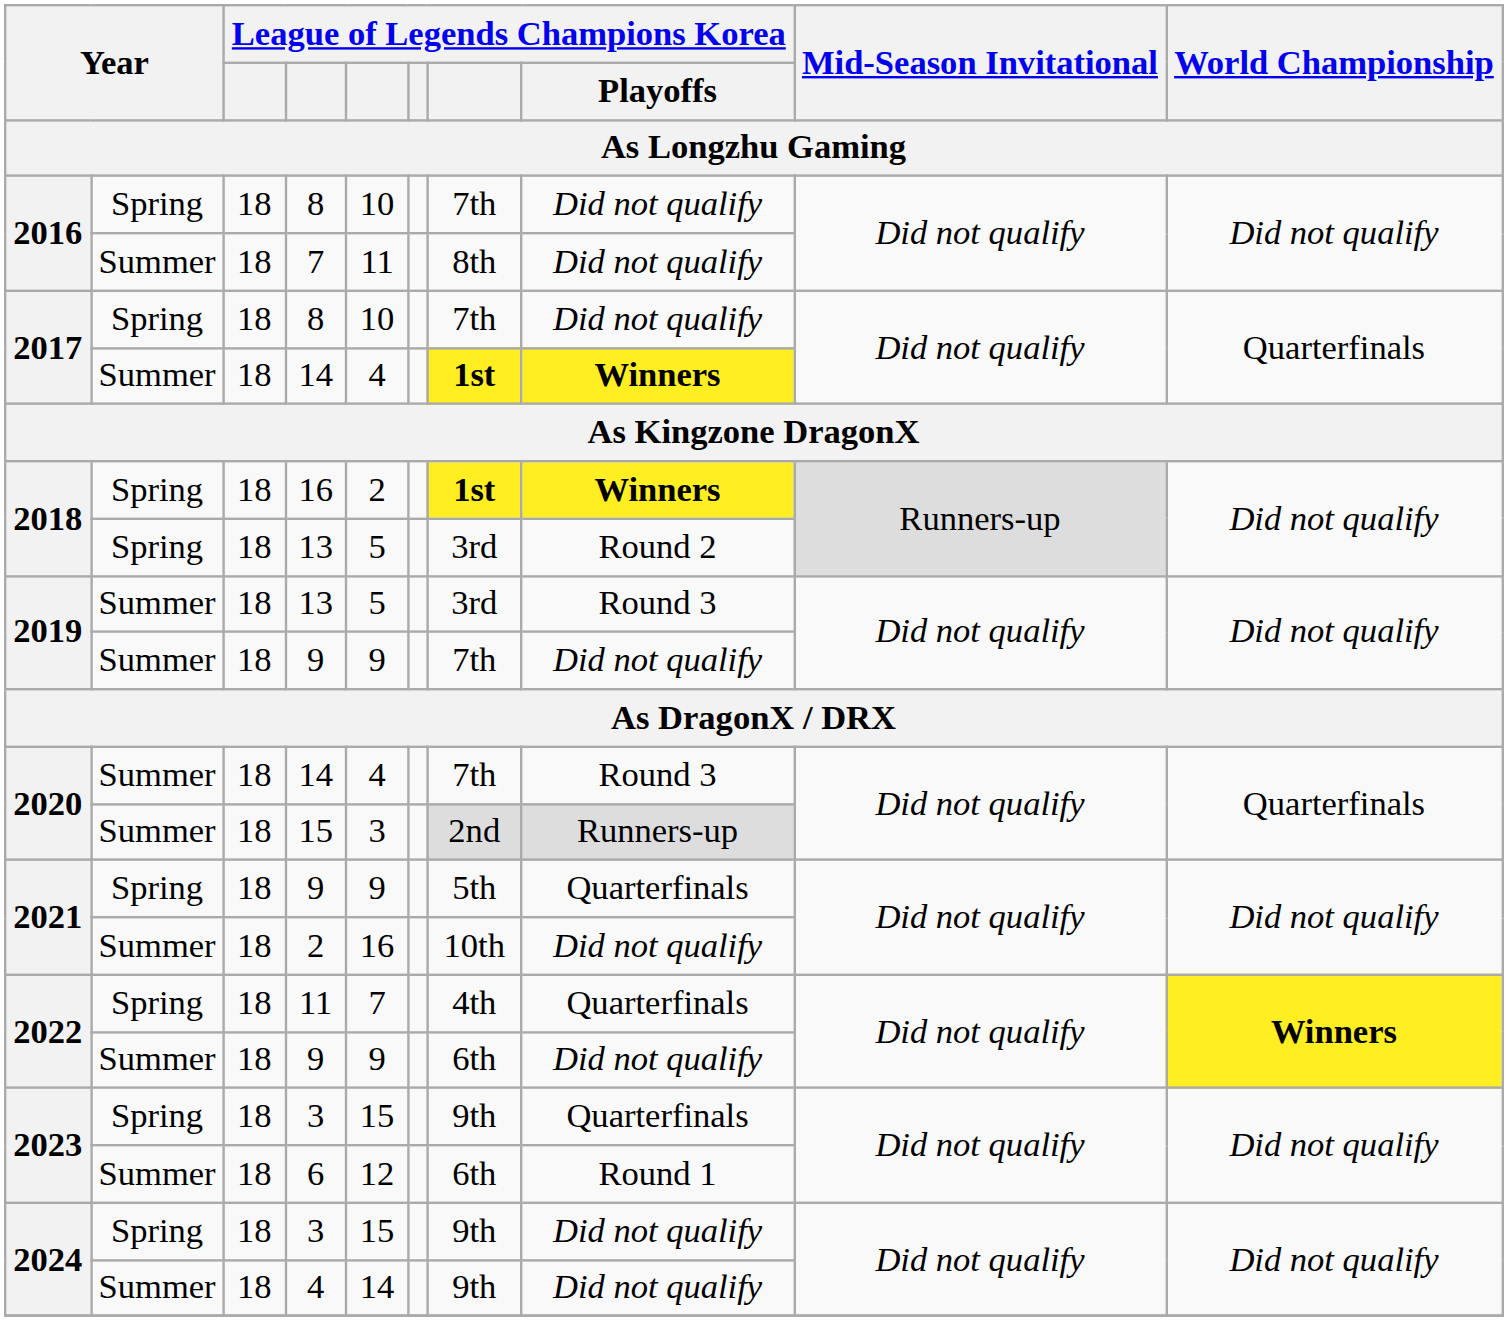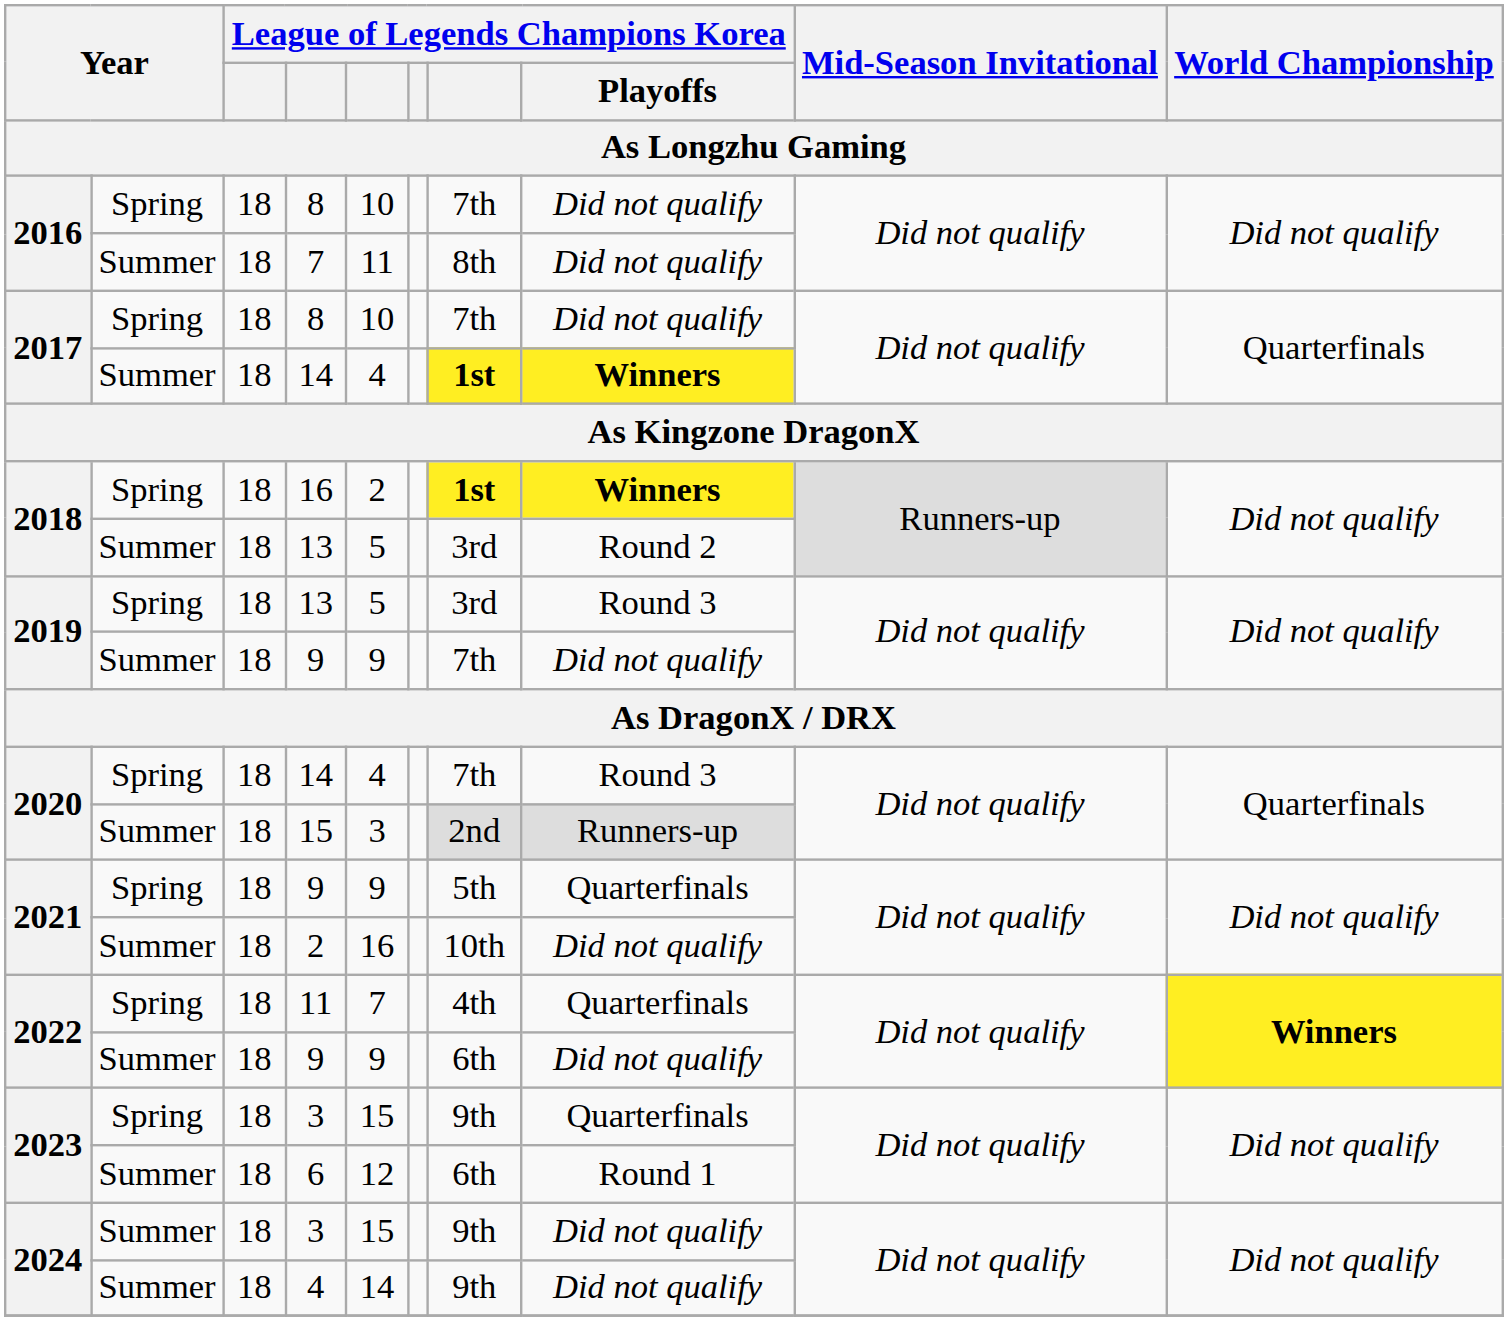(157, 546) Spring -> (157, 546) Summer
(157, 603) Summer -> (157, 603) Spring
(157, 774) Summer -> (157, 774) Spring
(157, 1230) Spring -> (157, 1230) Summer
